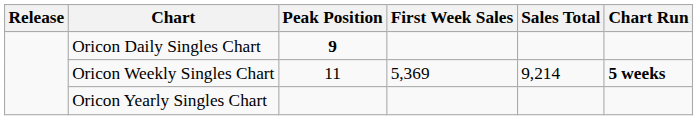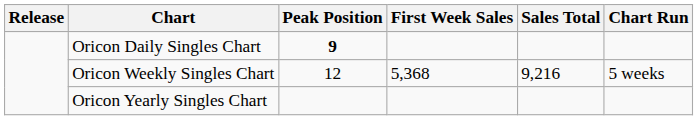(333, 73) 11 -> (333, 73) 12
(410, 73) 5,369 -> (410, 73) 5,368
(541, 73) 9,214 -> (541, 73) 9,216
(637, 73) bold -> (636, 73) normal
